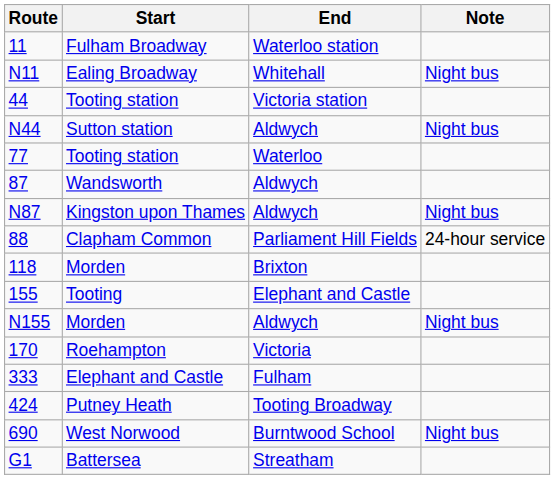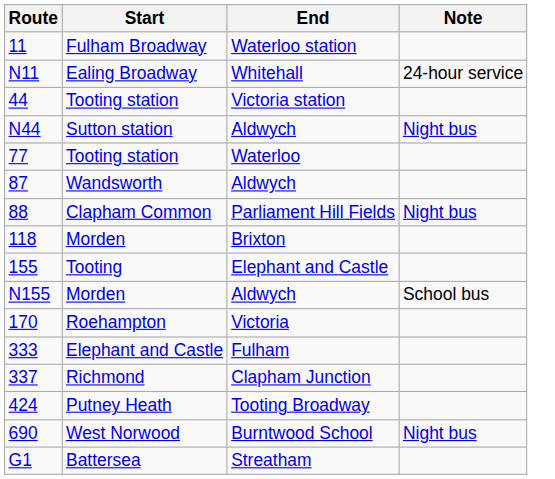(462, 73) Night bus -> (463, 73) 24-hour service
- row: (25, 211)
(485, 239) 24-hour service -> (440, 211) Night bus
(462, 322) Night bus -> (446, 294) School bus
+ row: (23, 377)
